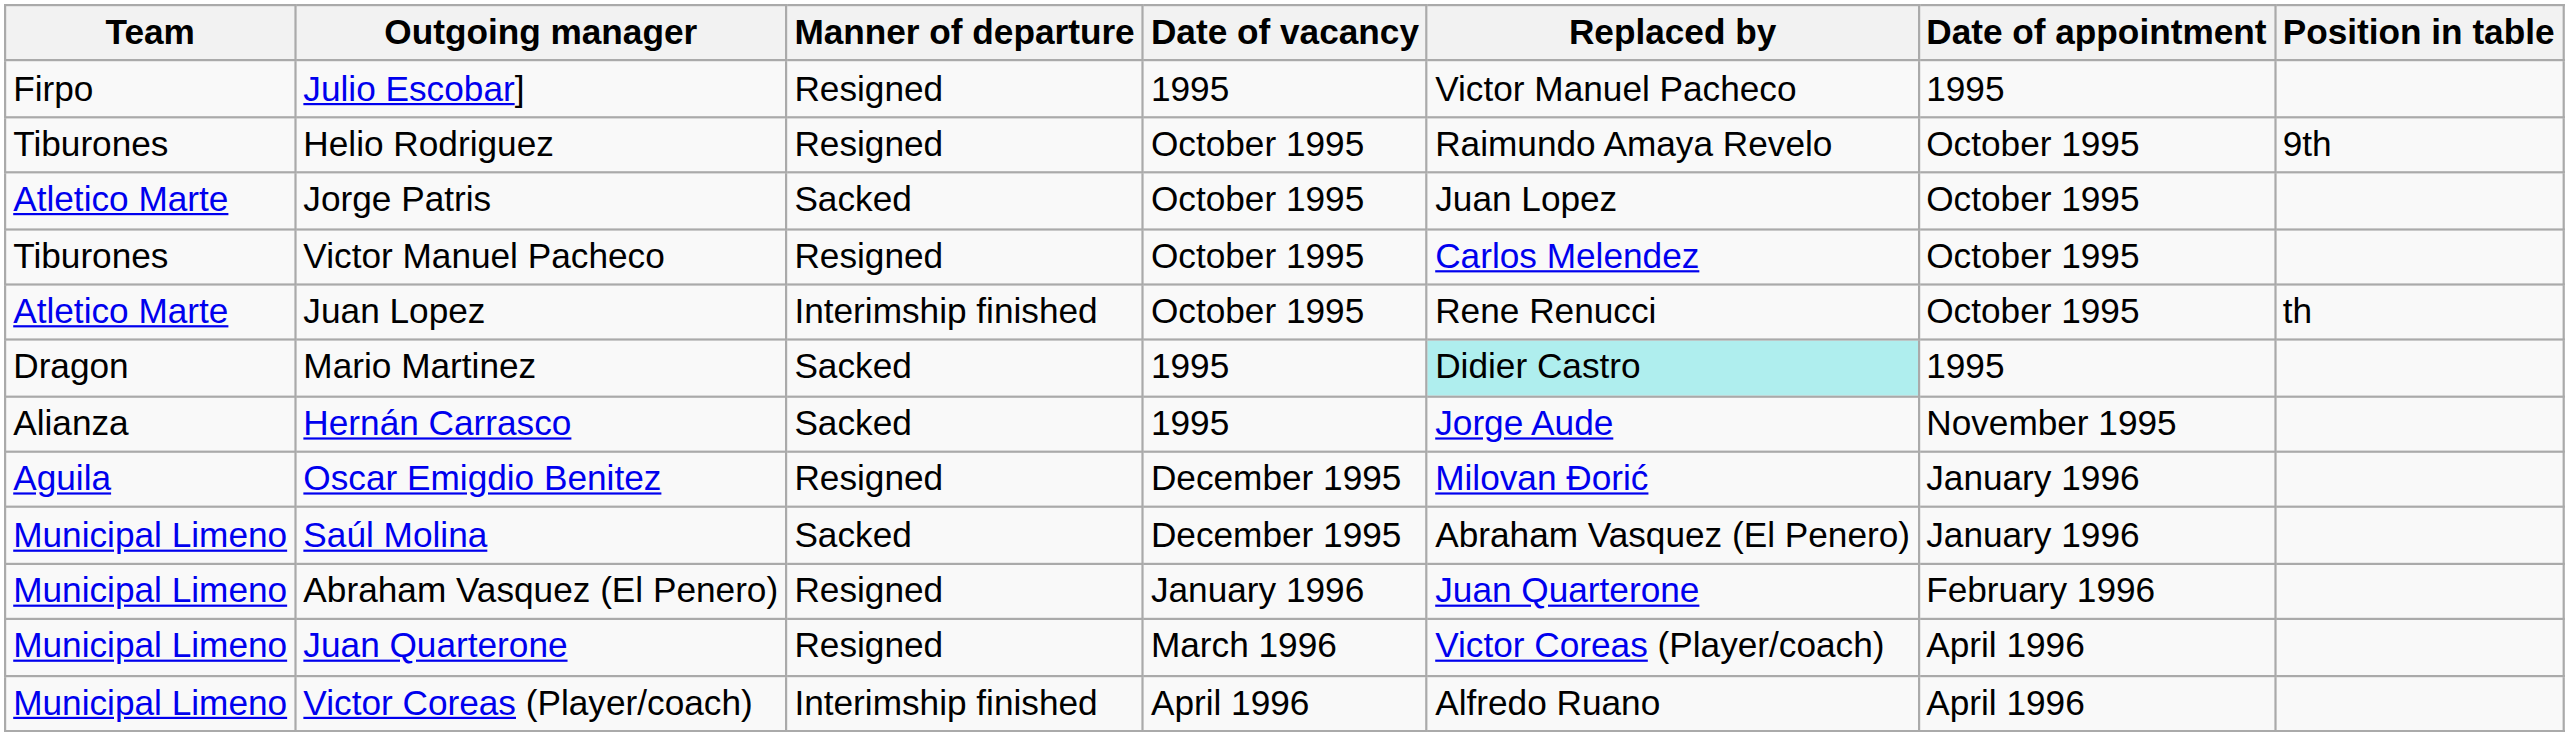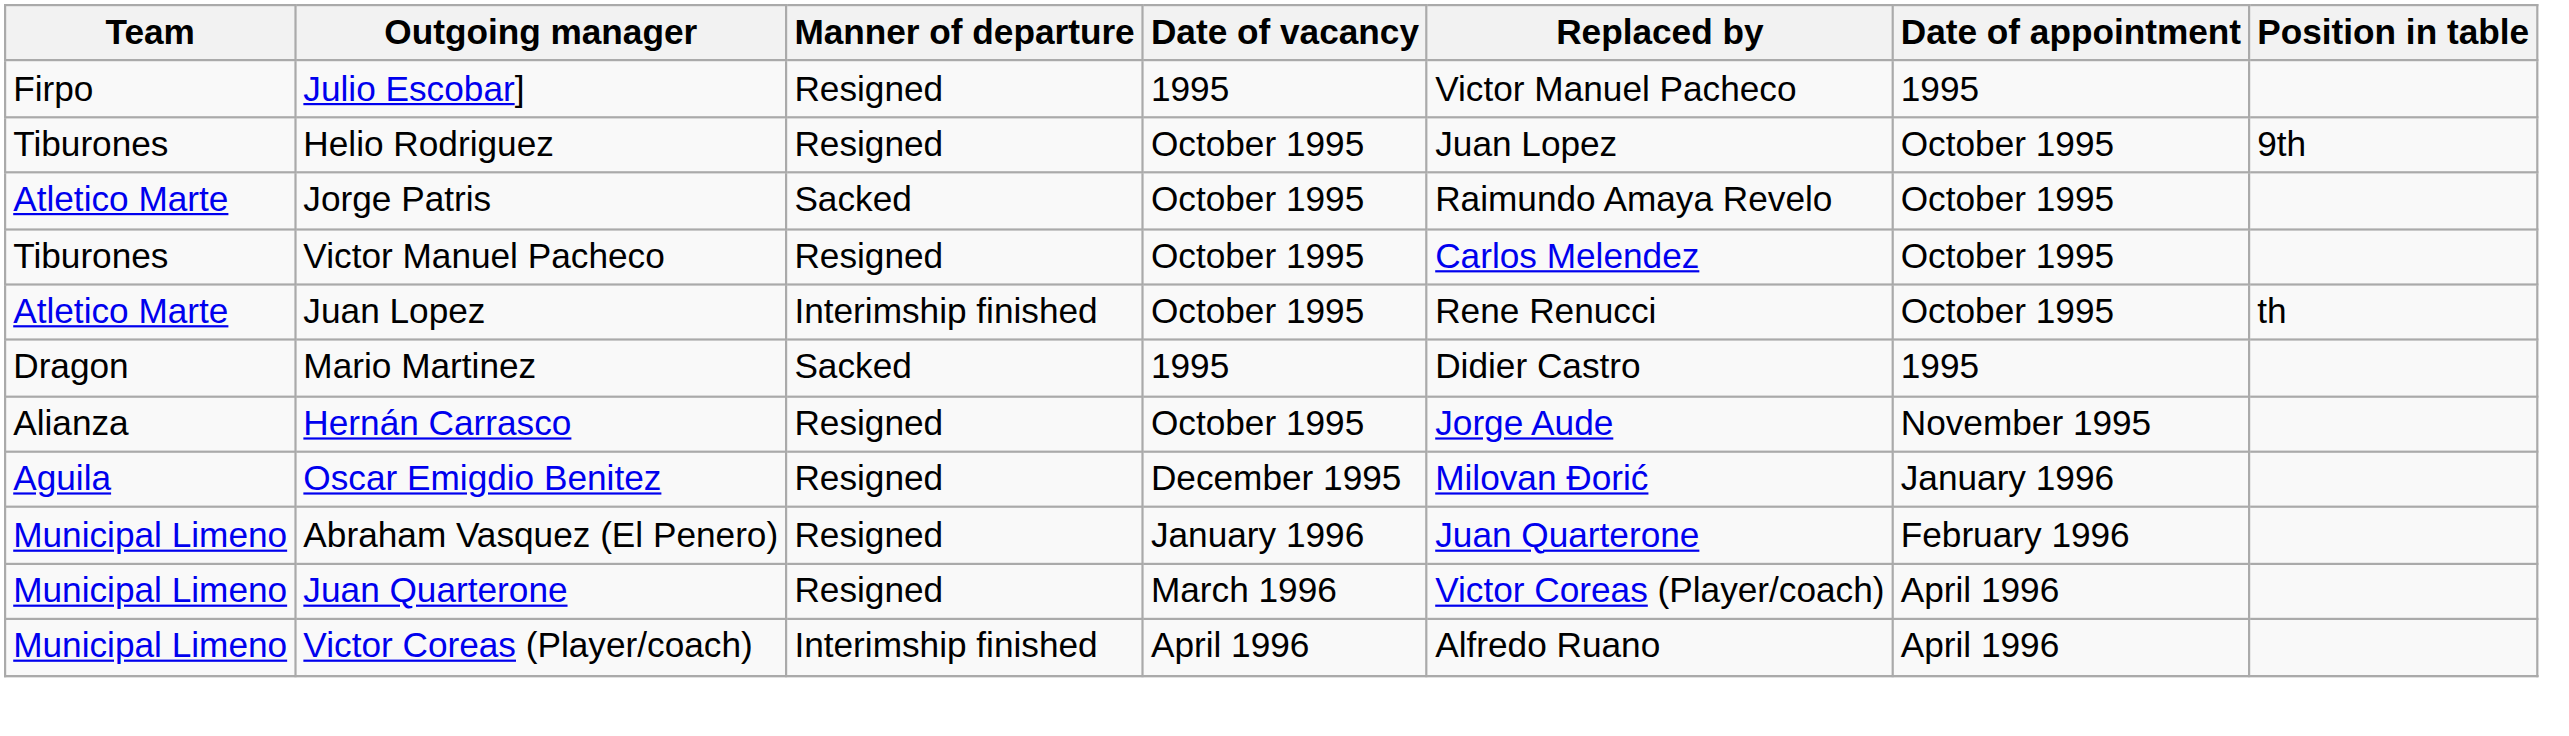(1634, 144) Raimundo Amaya Revelo -> (1526, 144) Juan Lopez
(1526, 199) Juan Lopez -> (1634, 199) Raimundo Amaya Revelo
(1538, 367) paleturquoise background -> (1538, 367) no background
(853, 423) Sacked -> (869, 423) Resigned
(1190, 423) 1995 -> (1258, 423) October 1995
- row: (395, 534)
